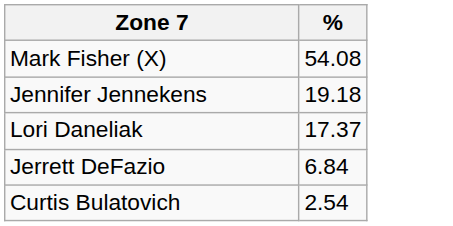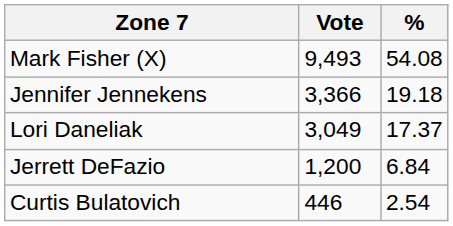+ column: (340, 22)
